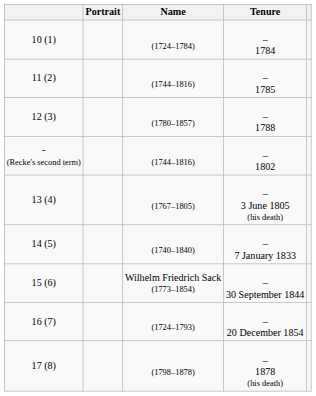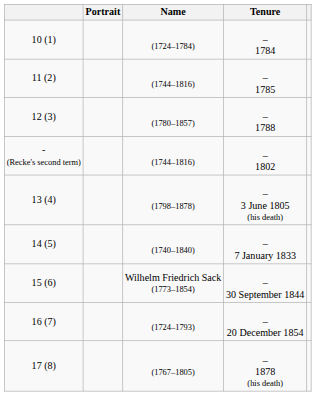(173, 206) (1767–1805) -> (173, 206) (1798–1878)
(173, 372) (1798–1878) -> (173, 372) (1767–1805)
